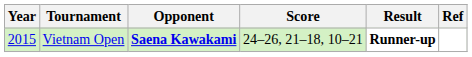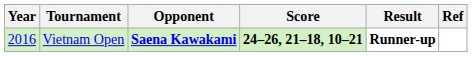(22, 39) 2015 -> (22, 39) 2016
(303, 39) normal -> (303, 39) bold
